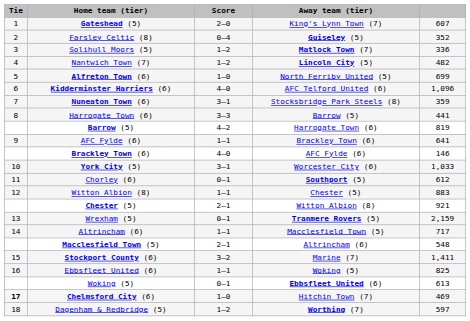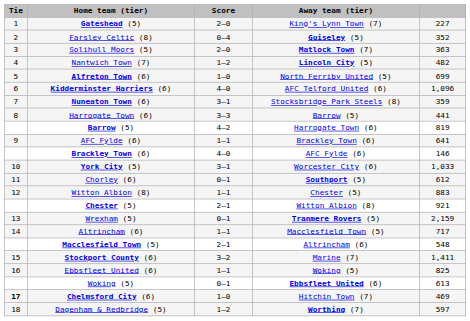(443, 23) 607 -> (443, 23) 227
(223, 49) 1–2 -> (223, 49) 2–0
(443, 49) 336 -> (443, 49) 363
